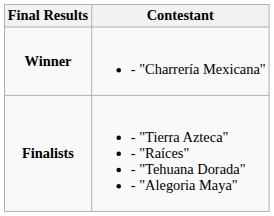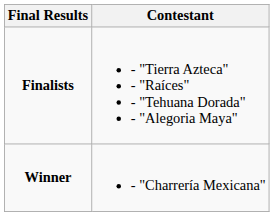rows swapped: (48, 61) <-> (48, 153)
